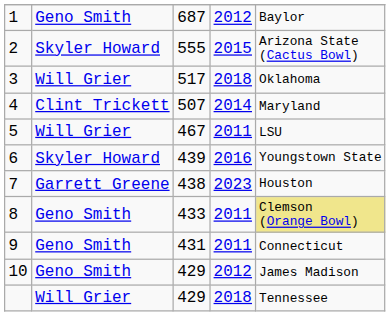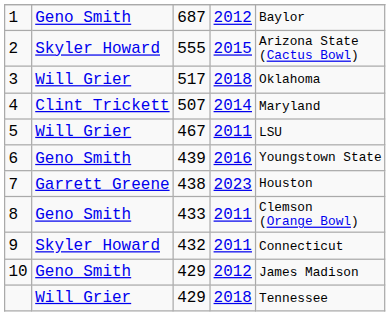(98, 158) Skyler Howard -> (83, 158) Geno Smith
(309, 215) khaki background -> (309, 215) no background
(83, 246) Geno Smith -> (98, 246) Skyler Howard
(192, 246) 431 -> (192, 246) 432
